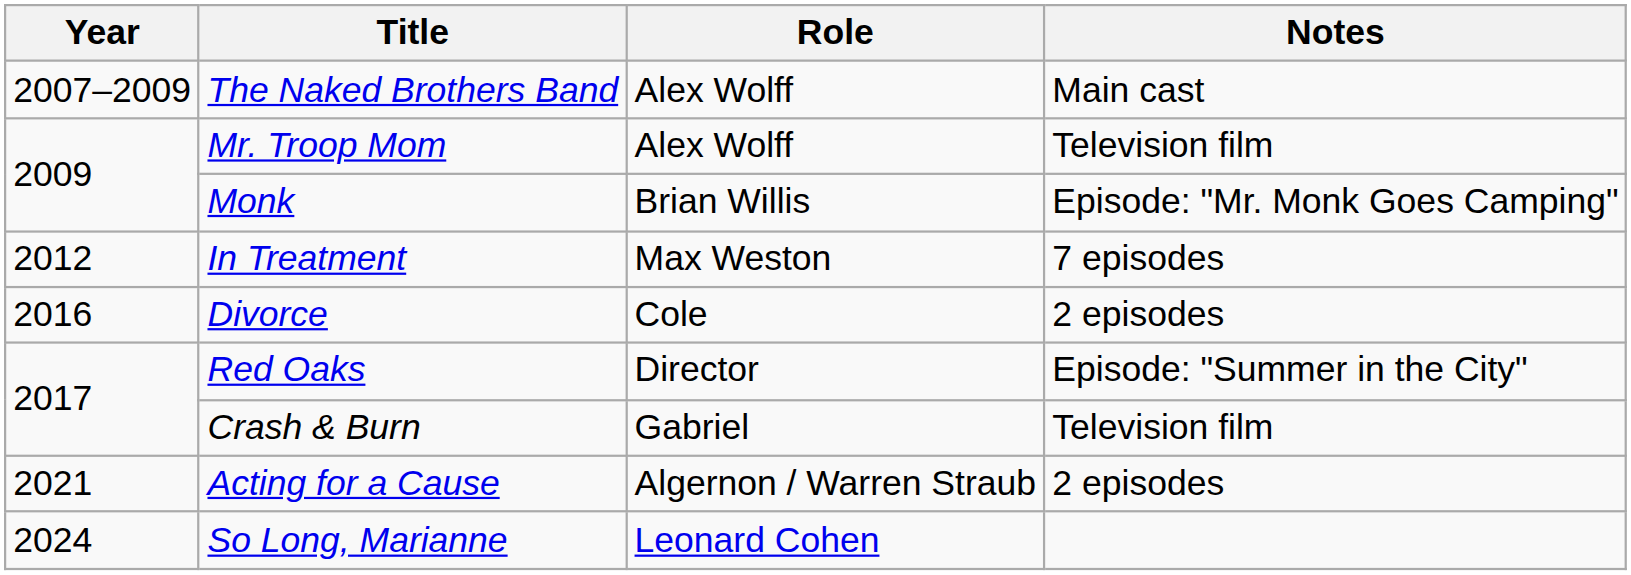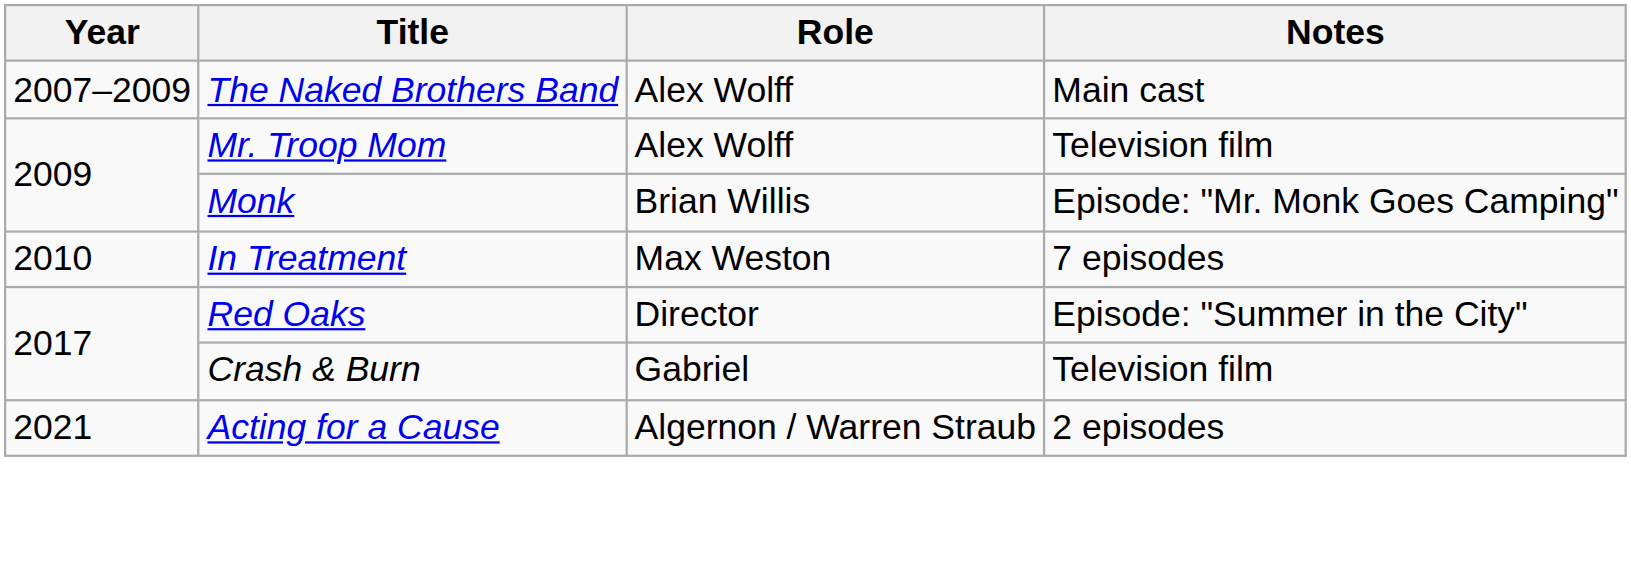(53, 257) 2012 -> (53, 257) 2010
- row: (268, 314)
- row: (358, 539)
